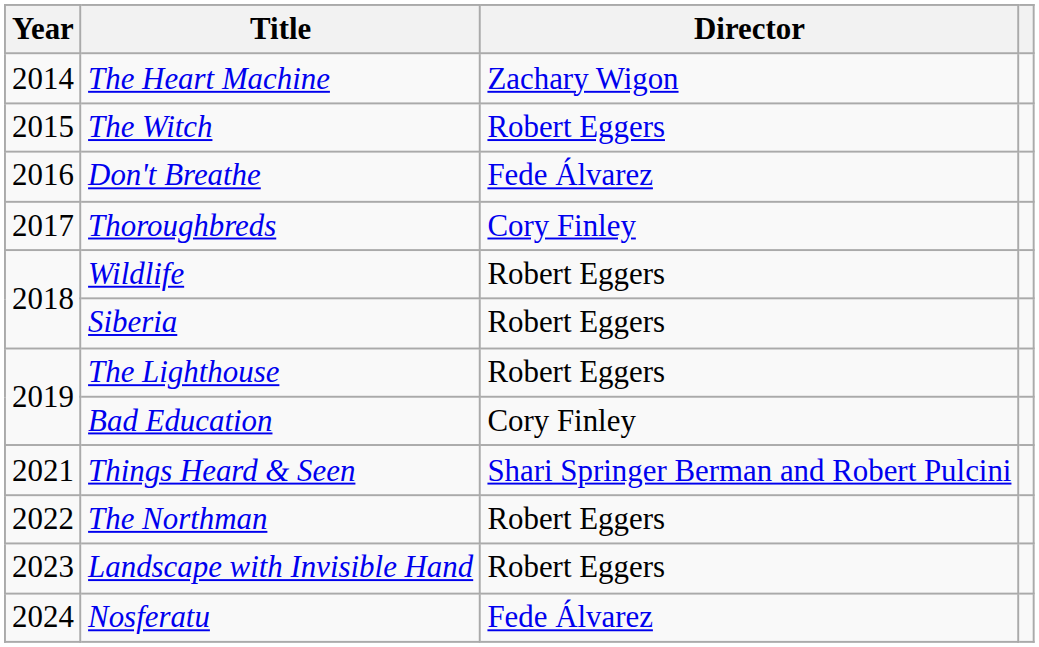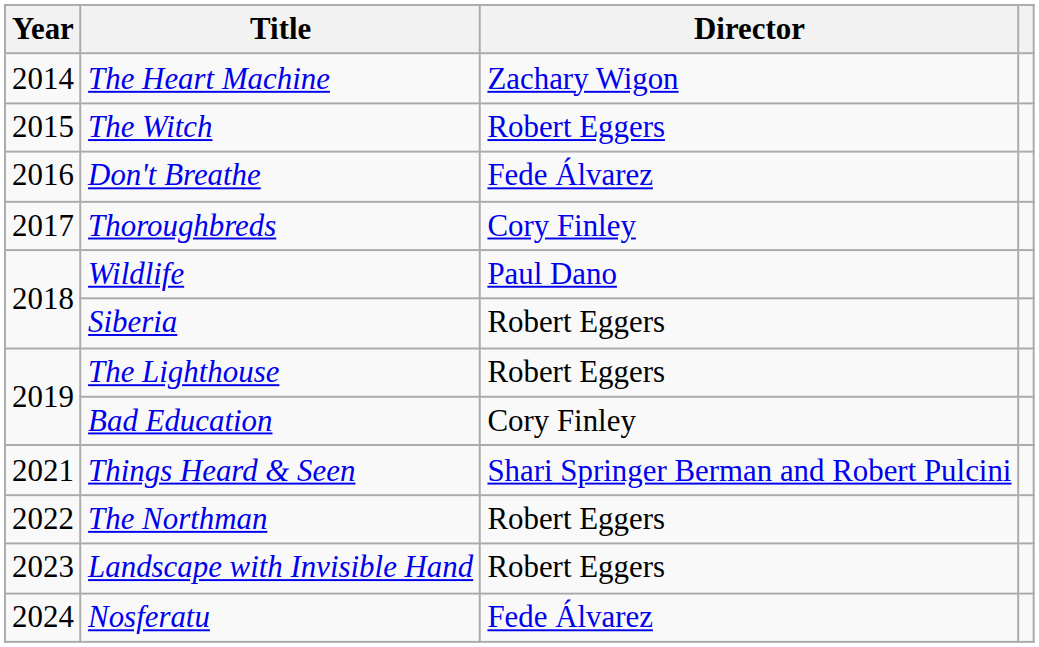(576, 273) Robert Eggers -> (552, 273) Paul Dano
